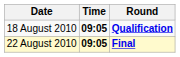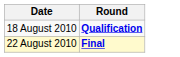- column: (94, 12)
